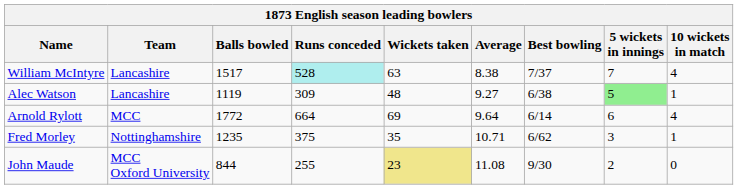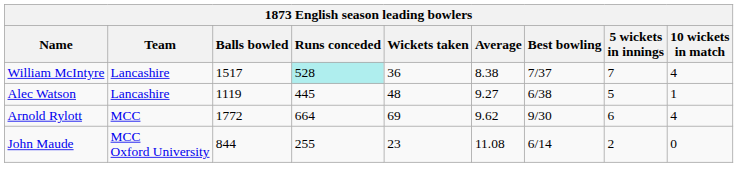(394, 72) 63 -> (394, 72) 36
(305, 94) 309 -> (305, 94) 445
(611, 94) lightgreen background -> (611, 94) no background
(487, 115) 9.64 -> (487, 115) 9.62
(540, 115) 6/14 -> (540, 115) 9/30
- row: (41, 136)
(394, 165) khaki background -> (394, 144) no background
(540, 165) 9/30 -> (540, 144) 6/14
